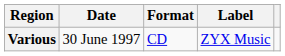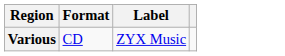- column: (101, 16)
